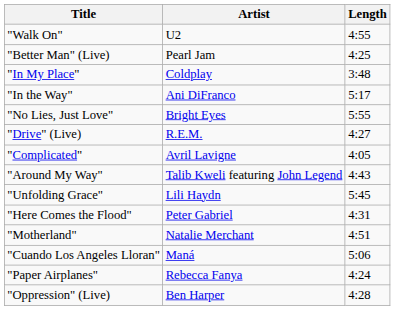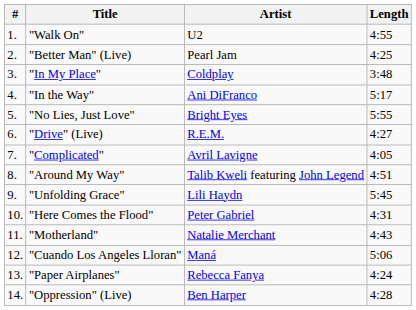+ column: (15, 14)
(359, 174) 4:43 -> (381, 174) 4:51
(359, 235) 4:51 -> (381, 235) 4:43
